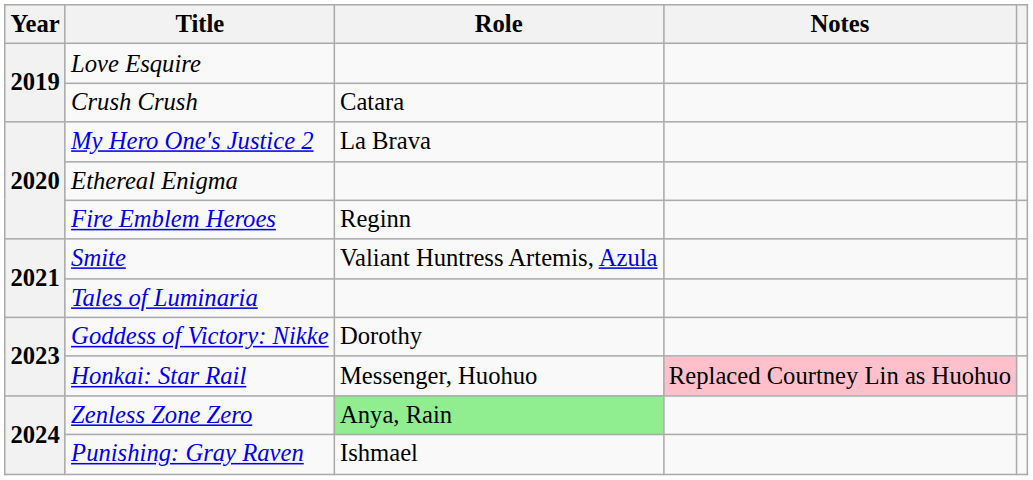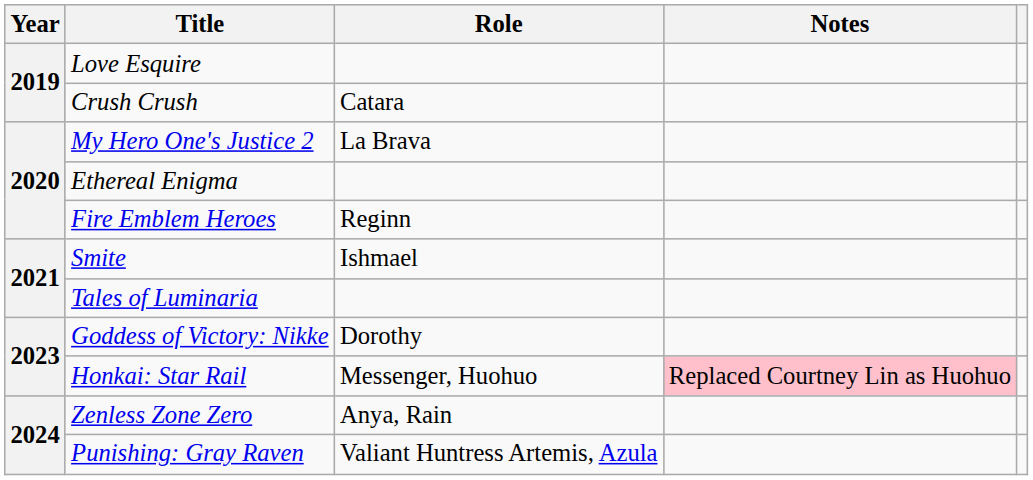(499, 258) Valiant Huntress Artemis, Azula -> (379, 258) Ishmael
(396, 414) lightgreen background -> (396, 414) no background
(379, 453) Ishmael -> (499, 453) Valiant Huntress Artemis, Azula
